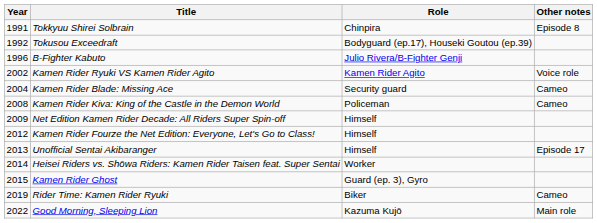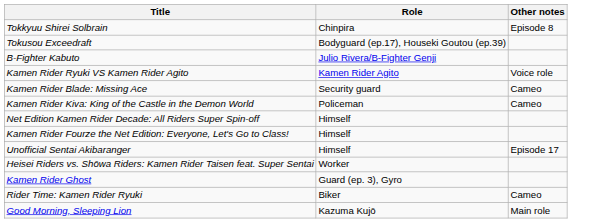- column: (17, 12)
